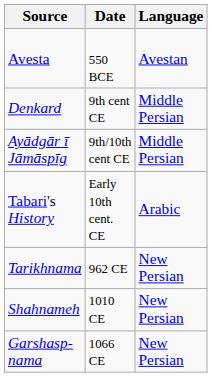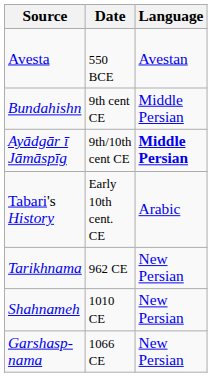- row: (35, 108)
+ row: (45, 108)
(161, 150) normal -> (163, 150) bold
